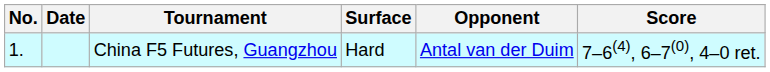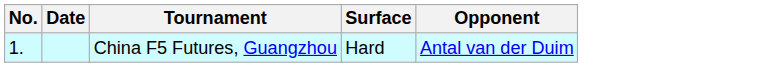- column: (671, 18)
